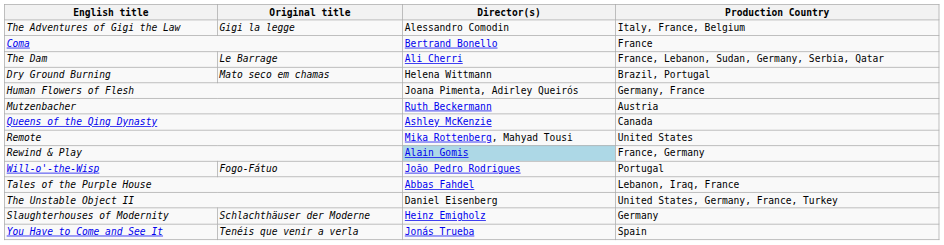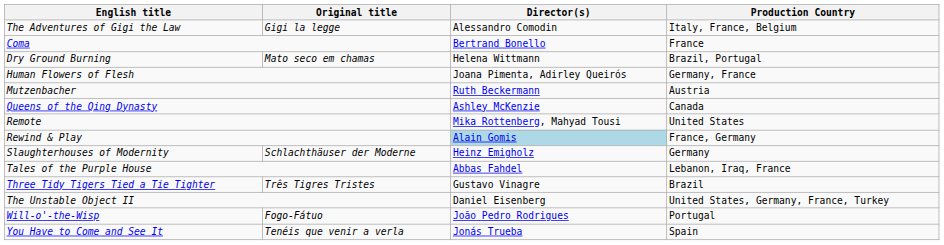- row: (27, 59)
rows swapped: (88, 216) <-> (53, 169)
+ row: (111, 185)
